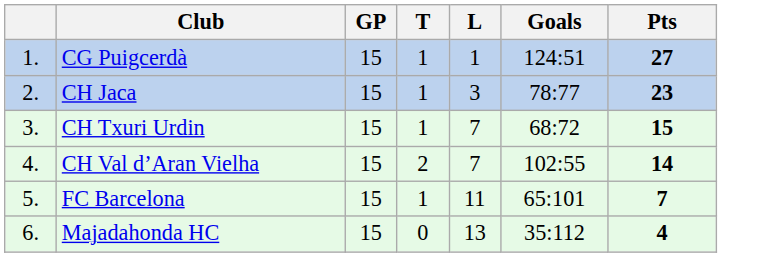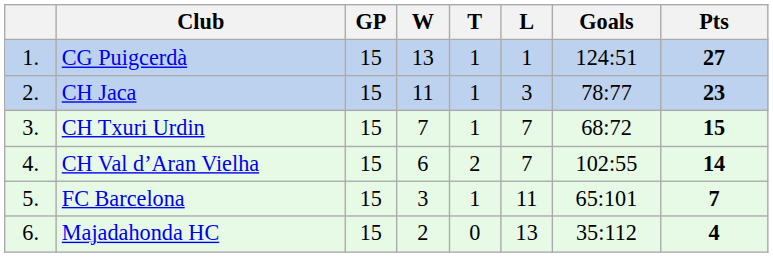+ column: (423, 22)
